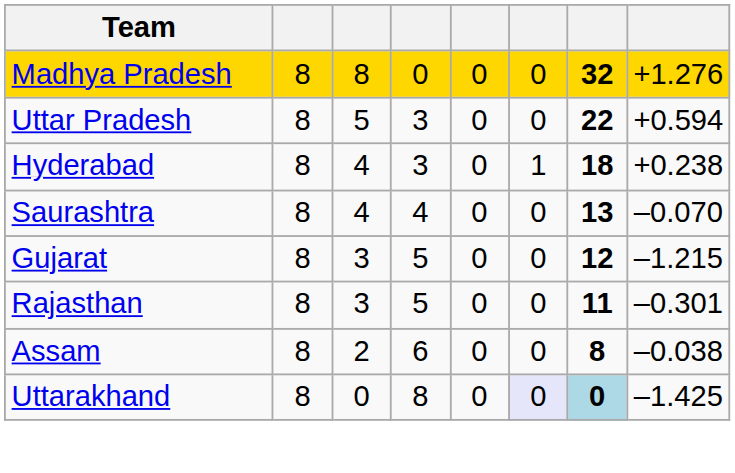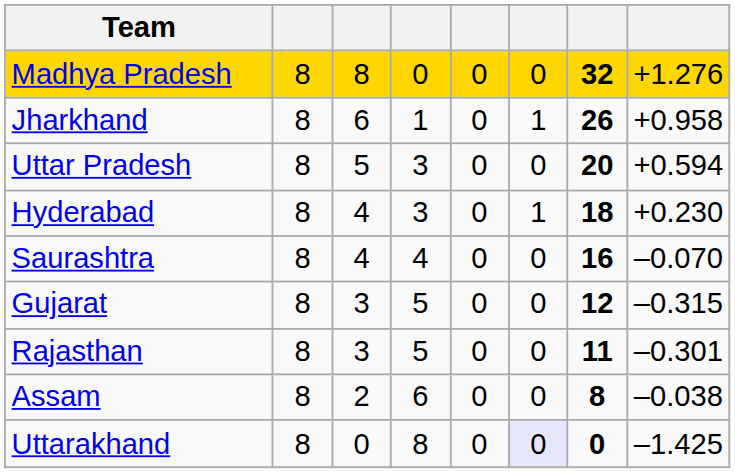+ row: (80, 119)
(597, 119) 22 -> (597, 166) 20
(678, 166) +0.238 -> (678, 212) +0.230
(597, 212) 13 -> (597, 258) 16
(678, 258) –1.215 -> (678, 304) –0.315
(597, 397) lightblue background -> (597, 443) no background
